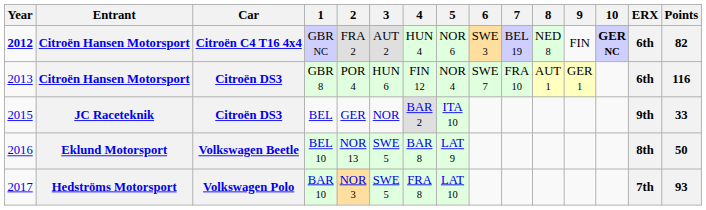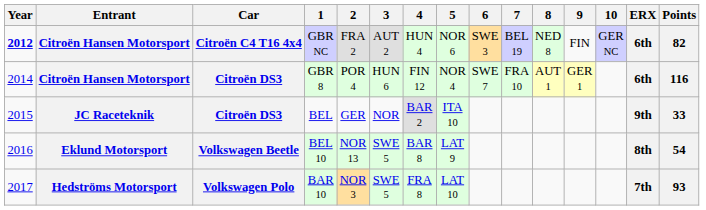(612, 43) bold -> (611, 43) normal
(20, 79) 2013 -> (20, 79) 2014
(681, 151) 50 -> (679, 151) 54
